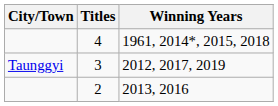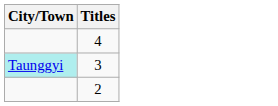- column: (196, 16)
(36, 65) no background -> (36, 65) paleturquoise background
